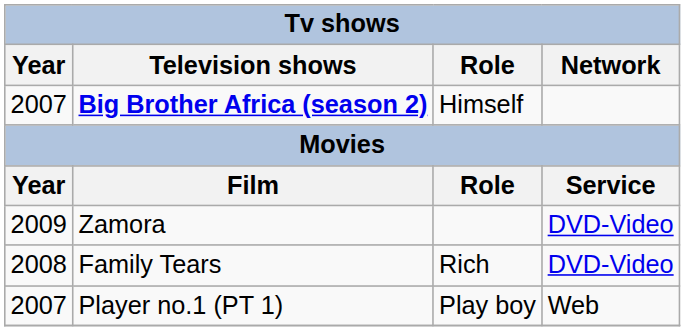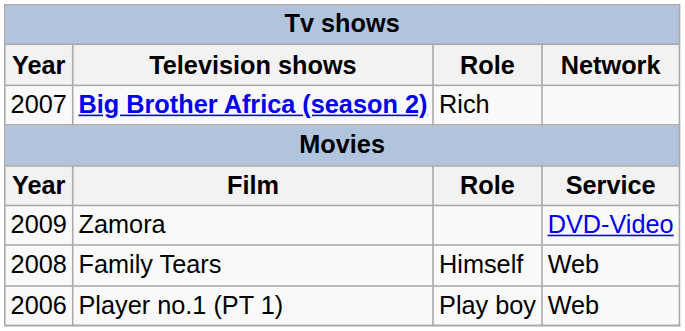(481, 104) Himself -> (464, 104) Rich
(464, 265) Rich -> (481, 265) Himself
(611, 265) DVD-Video -> (573, 265) Web
(39, 305) 2007 -> (39, 305) 2006
